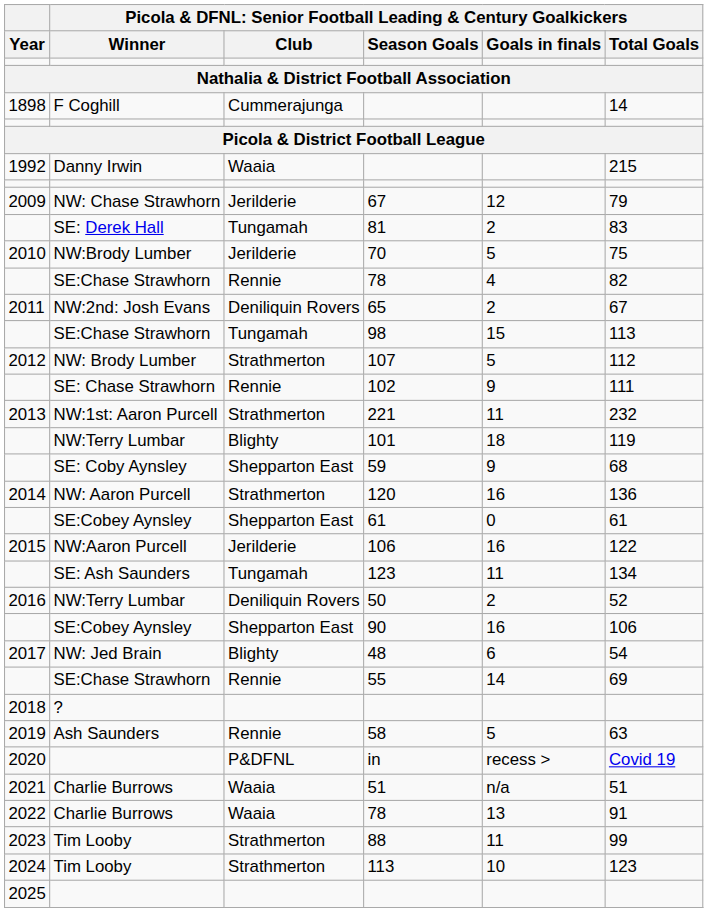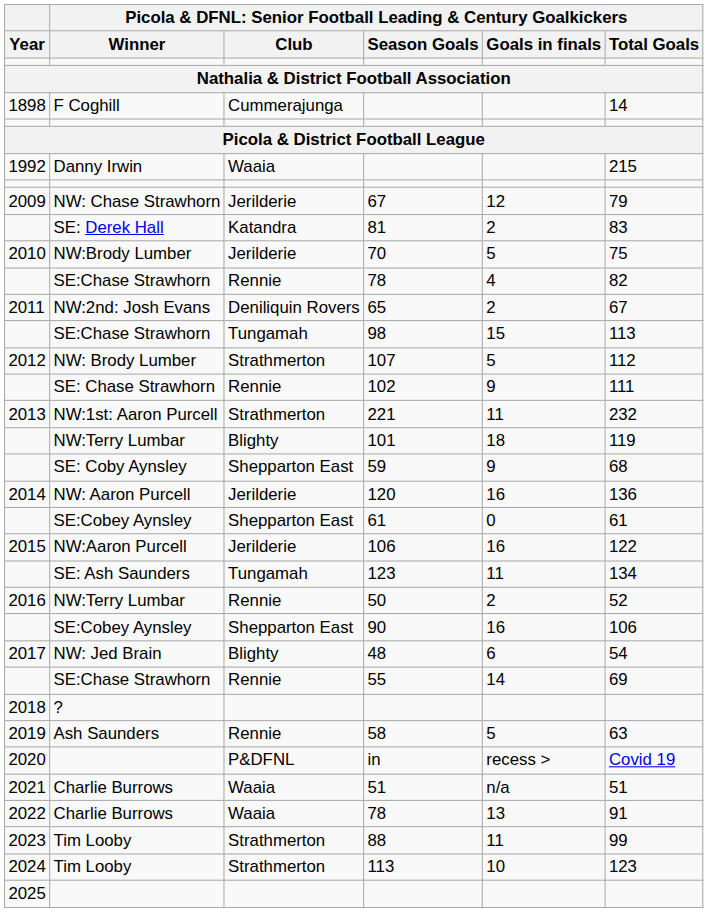(268, 227) Tungamah -> (262, 227) Katandra
(277, 493) Strathmerton -> (262, 493) Jerilderie
(294, 600) Deniliquin Rovers -> (255, 600) Rennie
